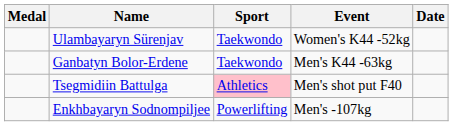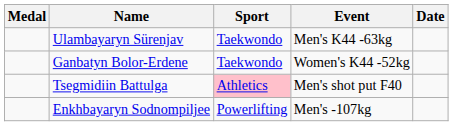(352, 39) Women's K44 -52kg -> (343, 39) Men's K44 -63kg
(343, 62) Men's K44 -63kg -> (352, 62) Women's K44 -52kg
